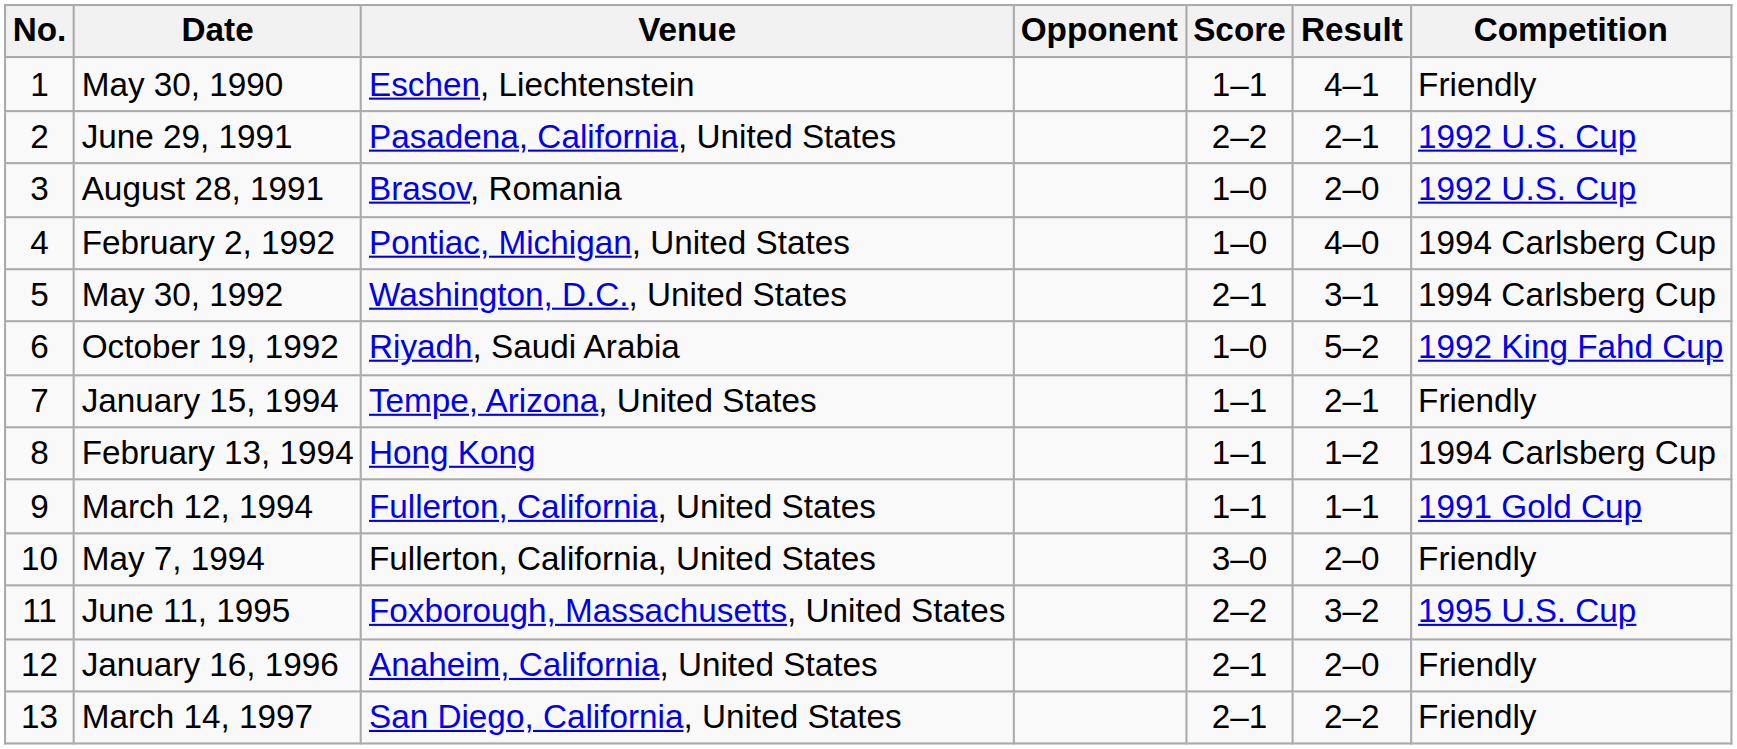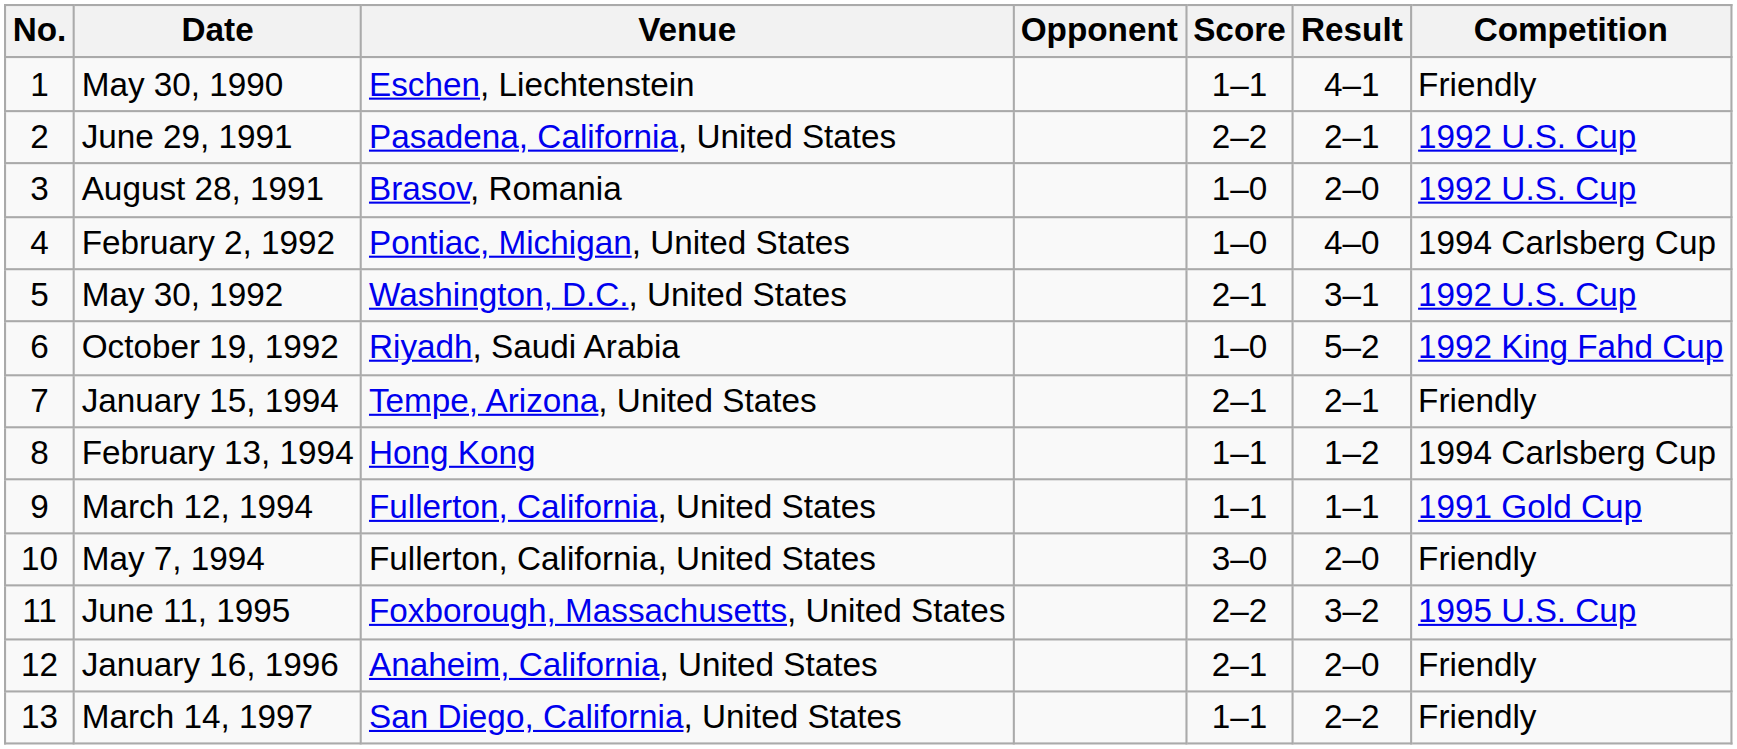(1567, 294) 1994 Carlsberg Cup -> (1527, 294) 1992 U.S. Cup
(1239, 400) 1–1 -> (1239, 400) 2–1
(1239, 717) 2–1 -> (1239, 717) 1–1
